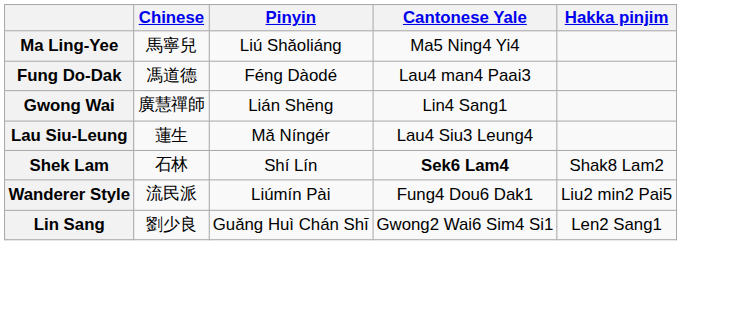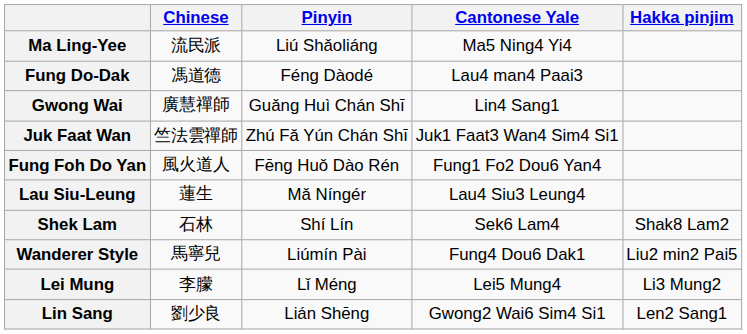(171, 45) 馬寧兒 -> (196, 45) 流民派
(291, 105) Lián Shēng -> (327, 105) Guǎng Huì Chán Shī
+ row: (77, 135)
+ row: (77, 165)
(465, 165) bold -> (517, 224) normal
(171, 194) 流民派 -> (196, 254) 馬寧兒
+ row: (77, 284)
(291, 224) Guǎng Huì Chán Shī -> (327, 314) Lián Shēng
